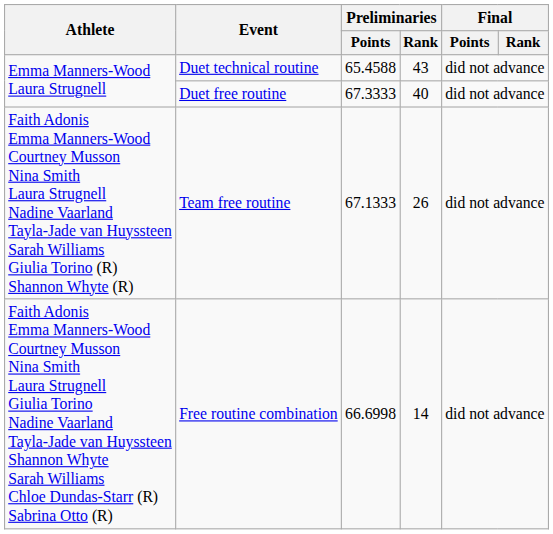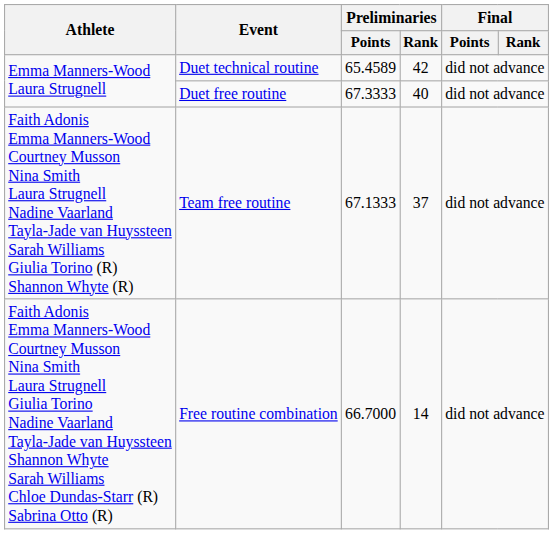(371, 68) 65.4588 -> (371, 68) 65.4589
(421, 68) 43 -> (421, 68) 42
(421, 203) 26 -> (421, 203) 37
(371, 414) 66.6998 -> (371, 414) 66.7000
